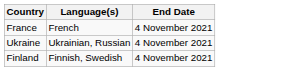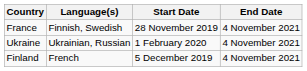+ column: (176, 12)
(64, 27) French -> (85, 27) Finnish, Swedish
(85, 58) Finnish, Swedish -> (64, 58) French
